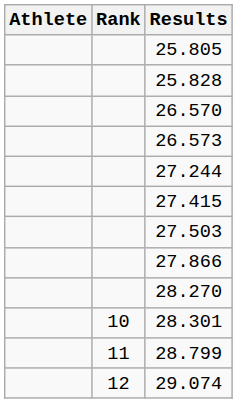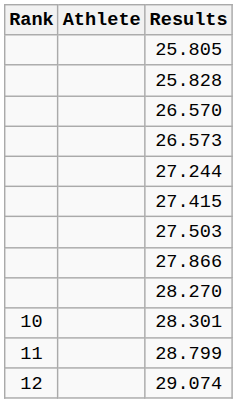columns swapped: (118, 20) <-> (48, 20)
